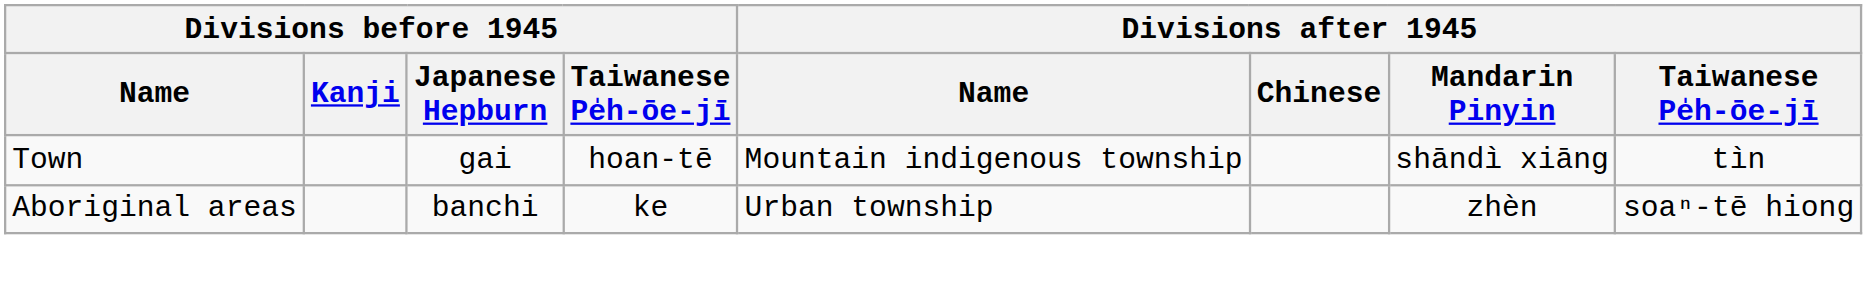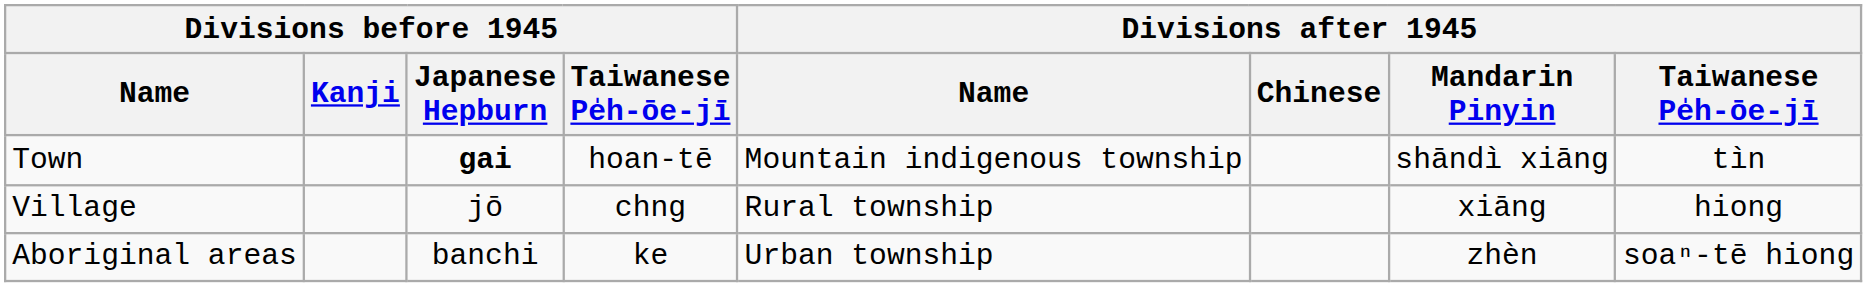(485, 160) normal -> (485, 160) bold
+ row: (74, 208)
